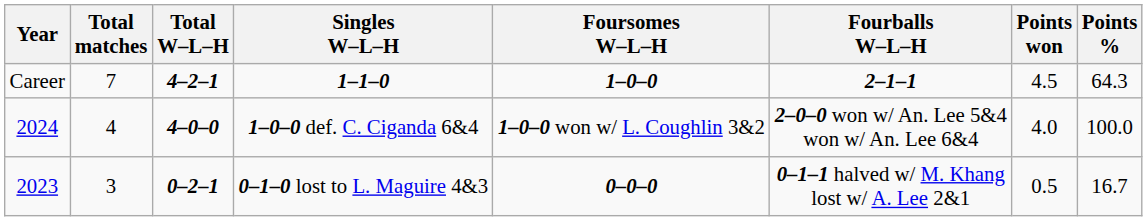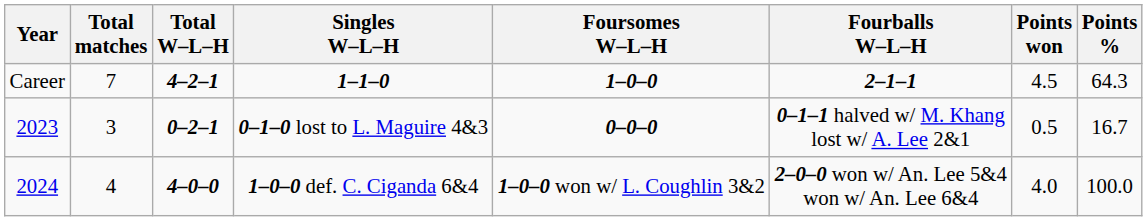rows swapped: (363, 186) <-> (363, 127)
